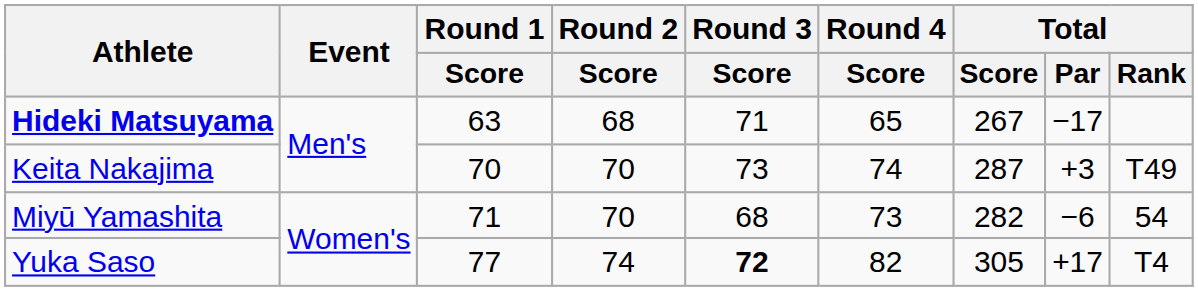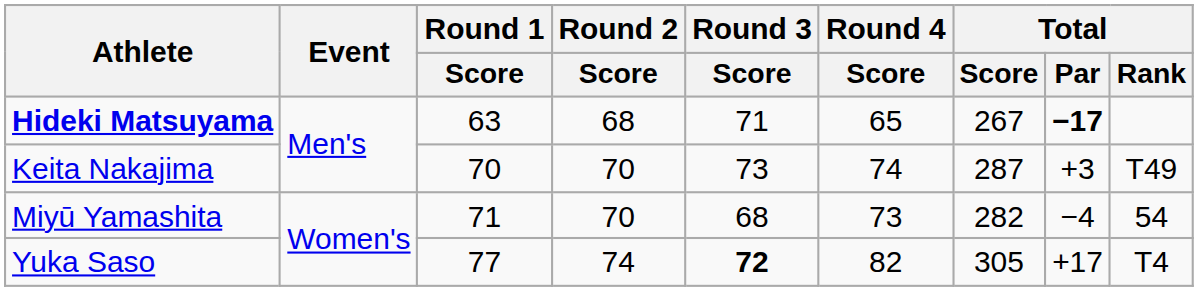(1078, 121) normal -> (1078, 121) bold
(1078, 216) −6 -> (1078, 216) −4
